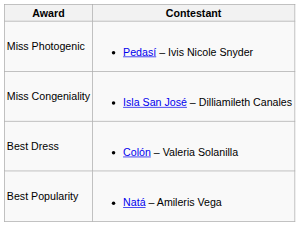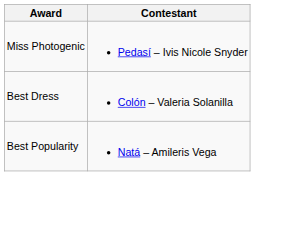- row: (48, 96)
